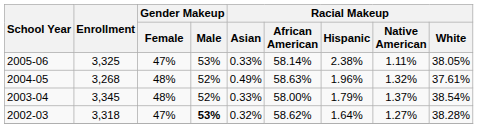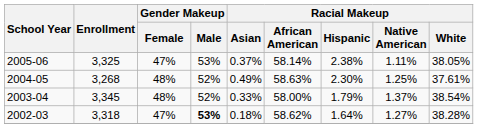(246, 62) 0.33% -> (246, 62) 0.37%
(347, 79) 1.96% -> (347, 79) 2.30%
(401, 79) 1.32% -> (401, 79) 1.25%
(246, 115) 0.32% -> (246, 115) 0.18%
